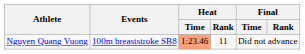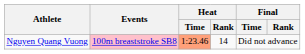(134, 42) no background -> (134, 42) pink background
(223, 42) 11 -> (223, 42) 14
